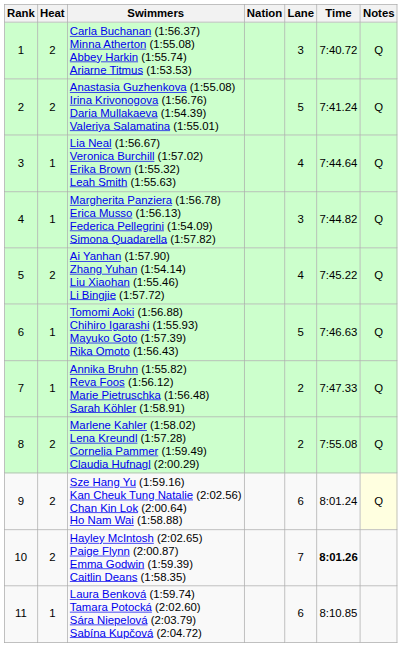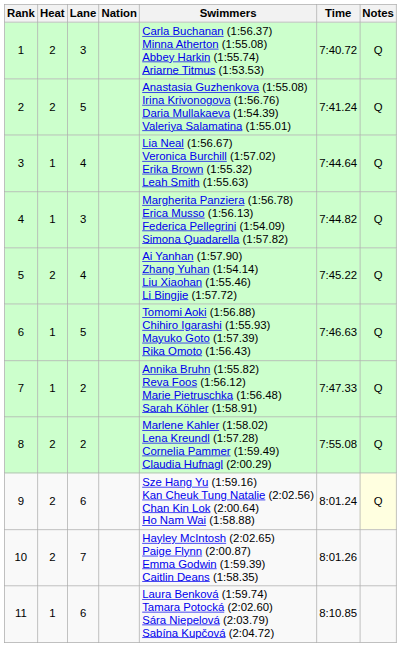columns swapped: (301, 13) <-> (156, 13)
(338, 557) bold -> (338, 557) normal
